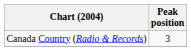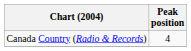(168, 38) 3 -> (168, 38) 4
